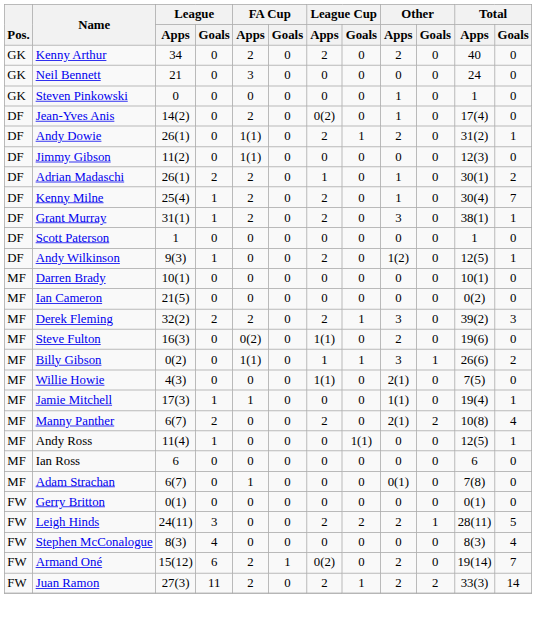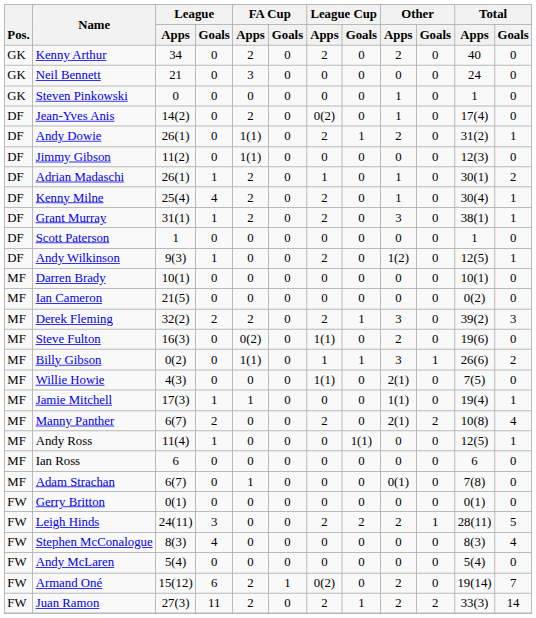(214, 177) 2 -> (214, 177) 1
(214, 197) 1 -> (214, 197) 4
(513, 197) 7 -> (513, 197) 1
+ row: (75, 562)
